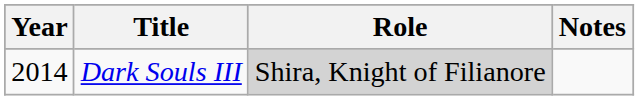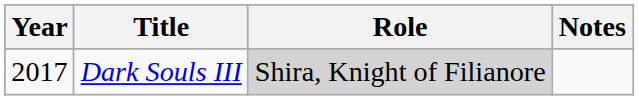(40, 71) 2014 -> (40, 71) 2017
